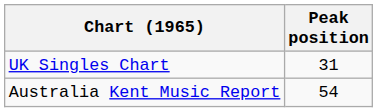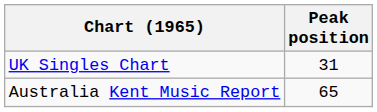(329, 92) 54 -> (329, 92) 65
